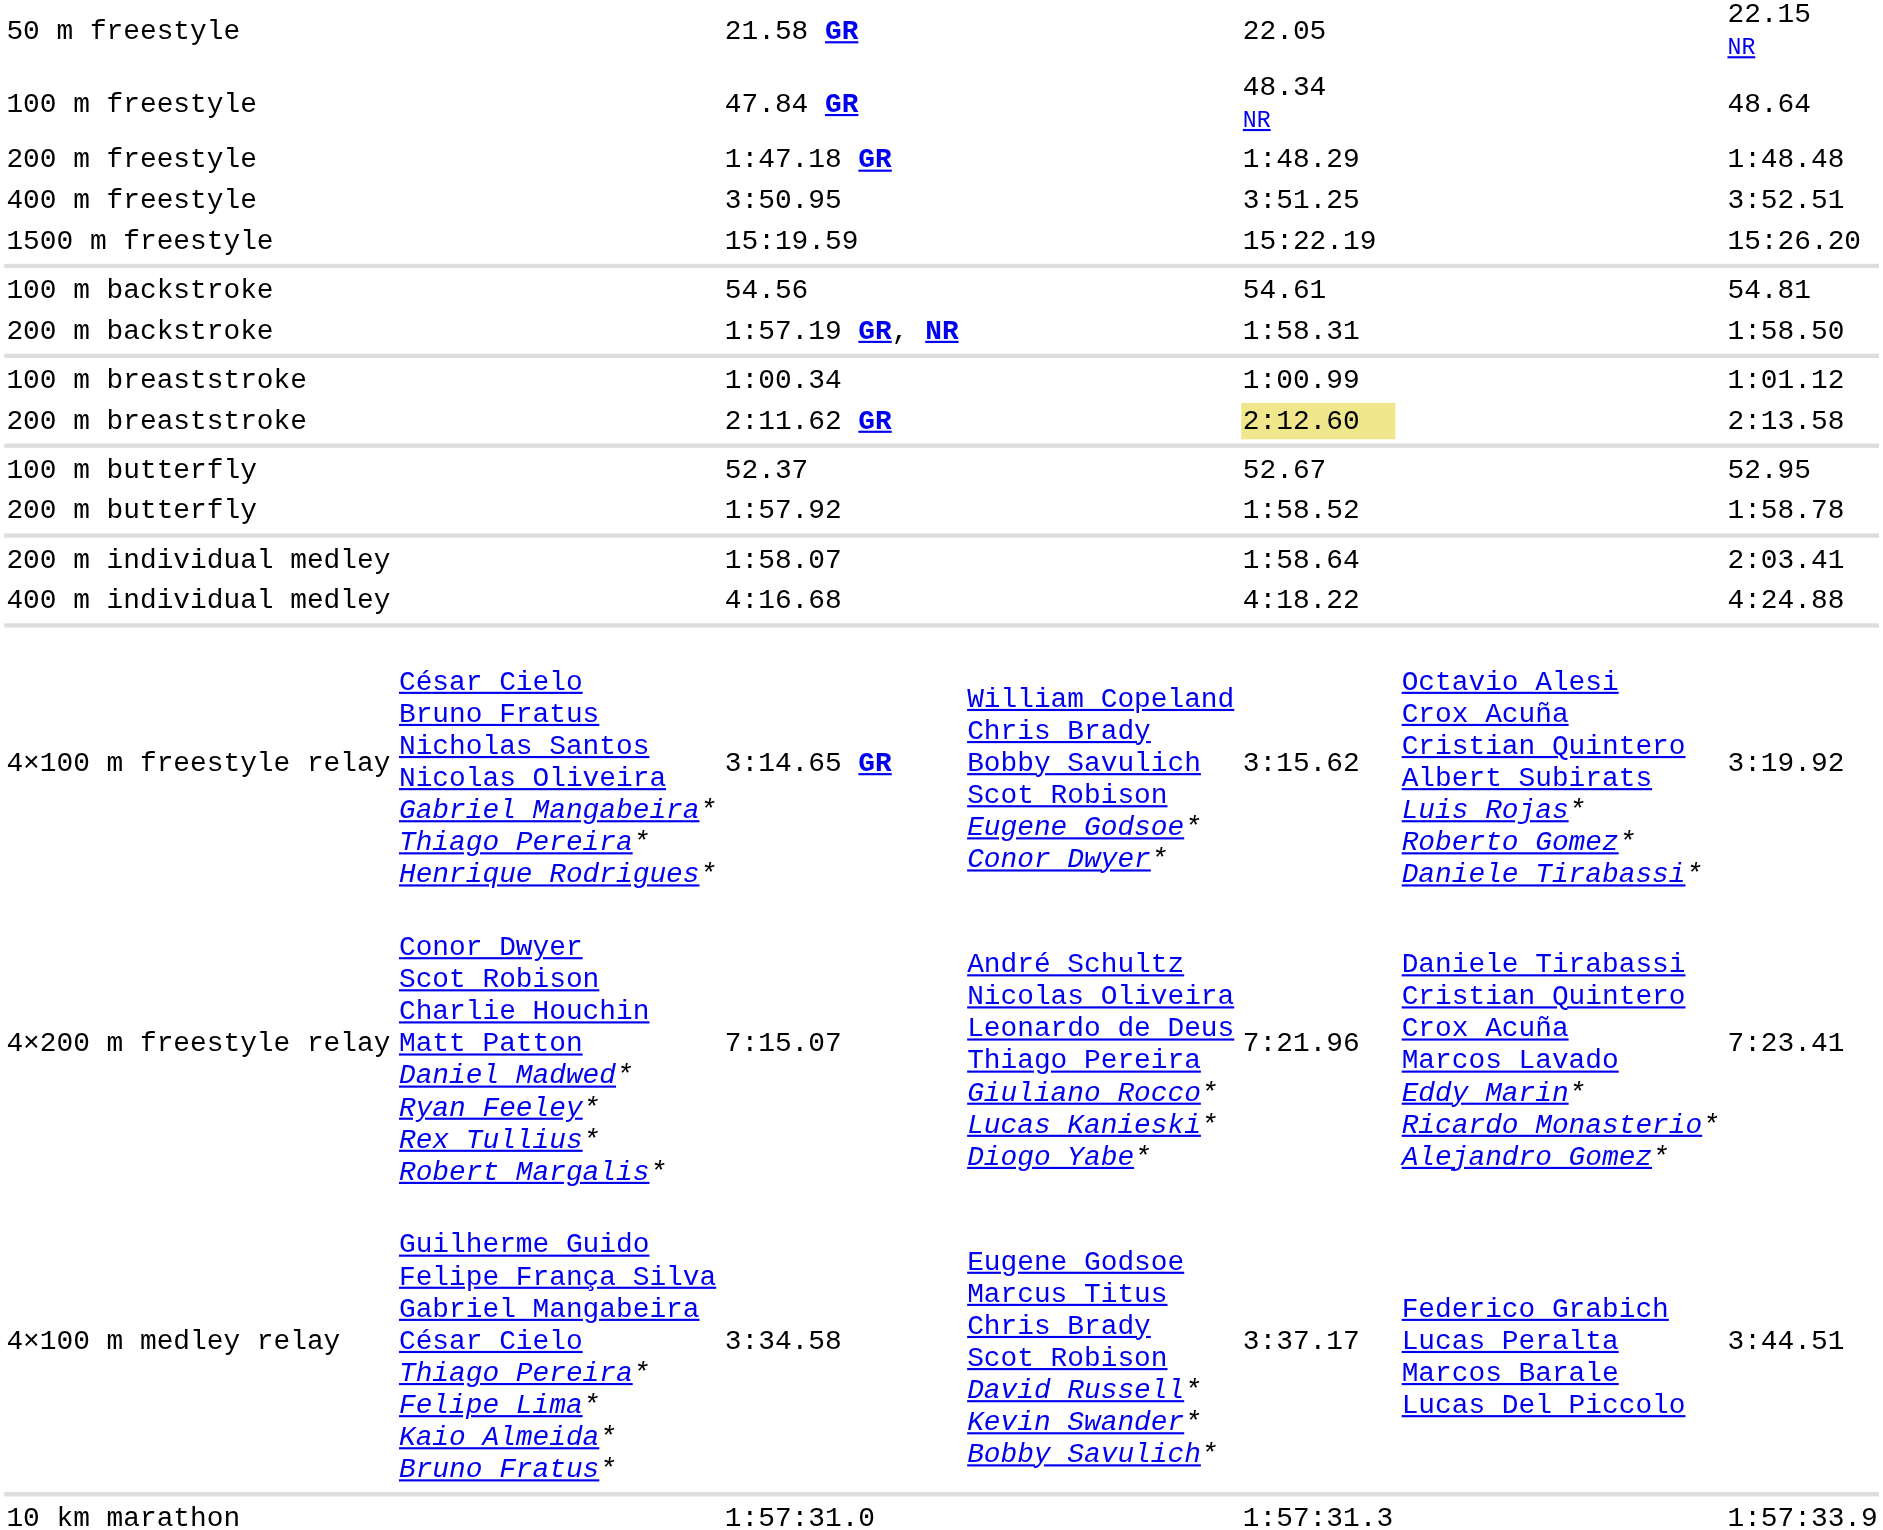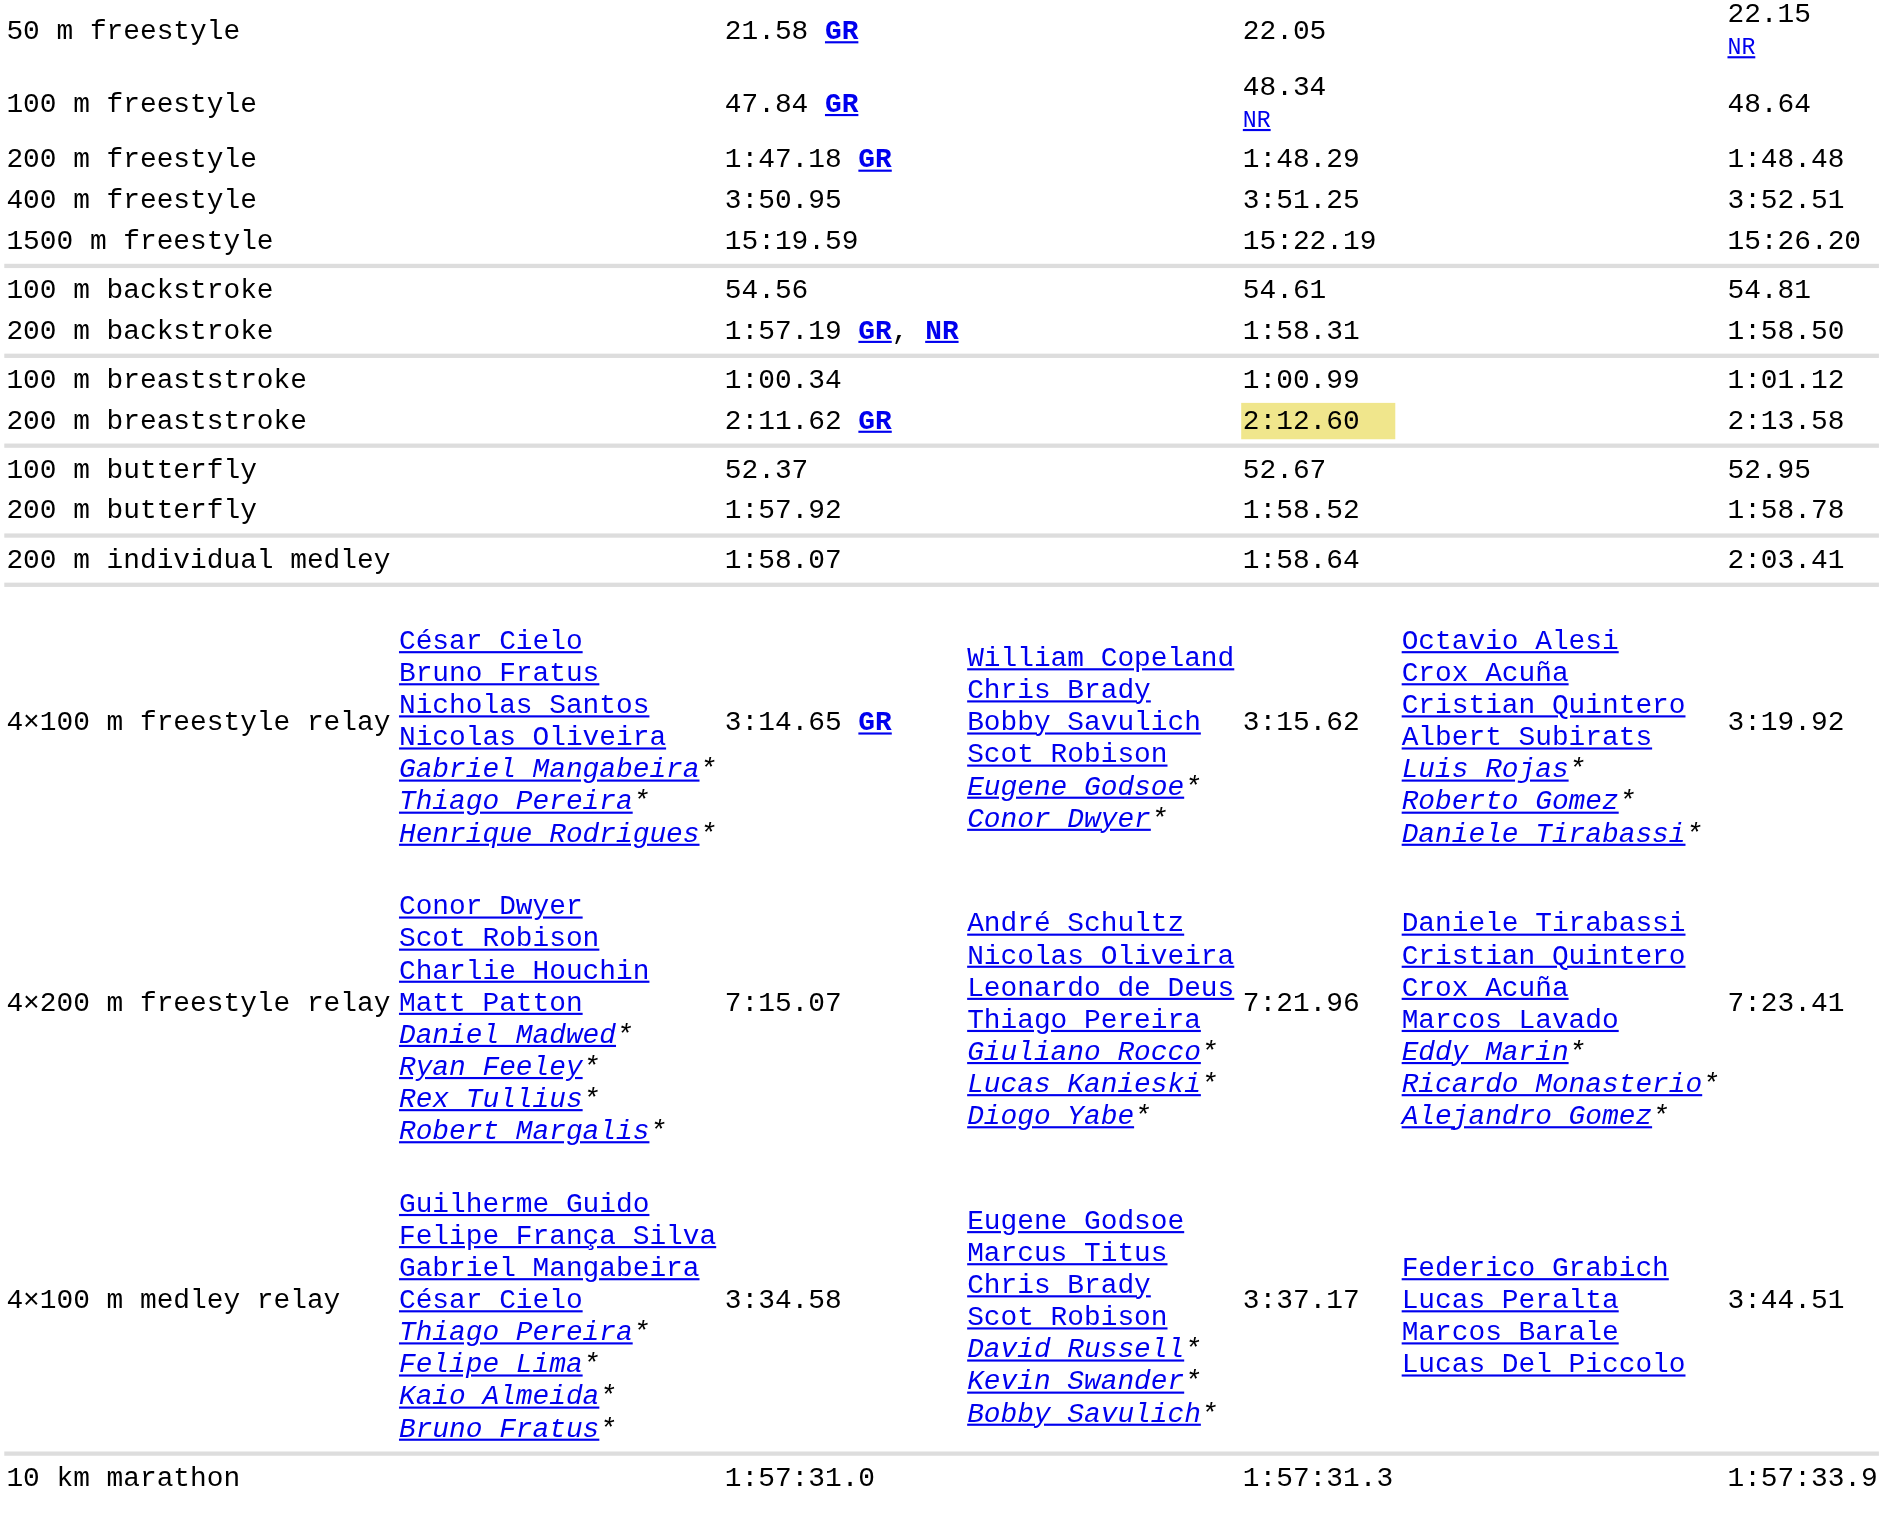- row: (198, 601)
